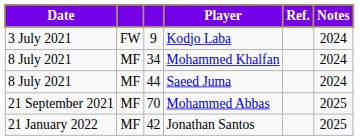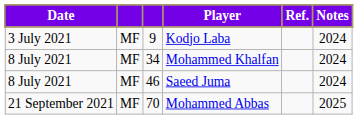(130, 38) FW -> (130, 38) MF
(153, 81) 44 -> (153, 81) 46
- row: (211, 124)
